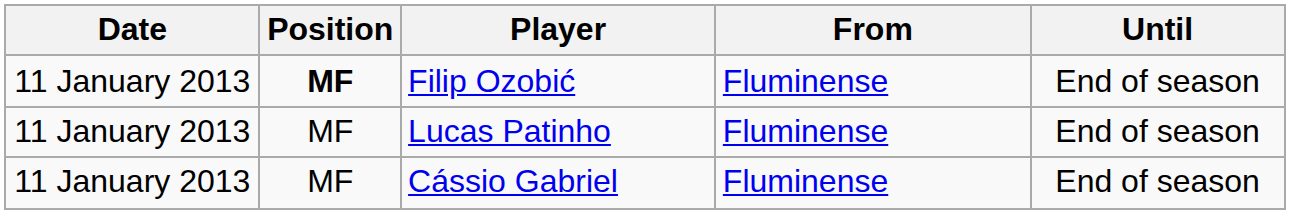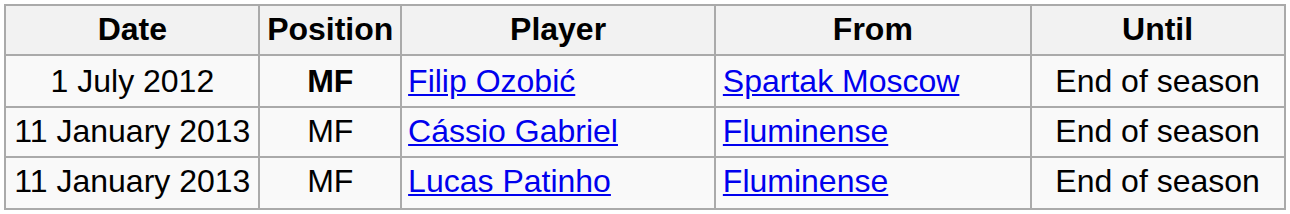(132, 80) 11 January 2013 -> (132, 80) 1 July 2012
(806, 80) Fluminense -> (841, 80) Spartak Moscow
rows swapped: (513, 182) <-> (510, 131)
